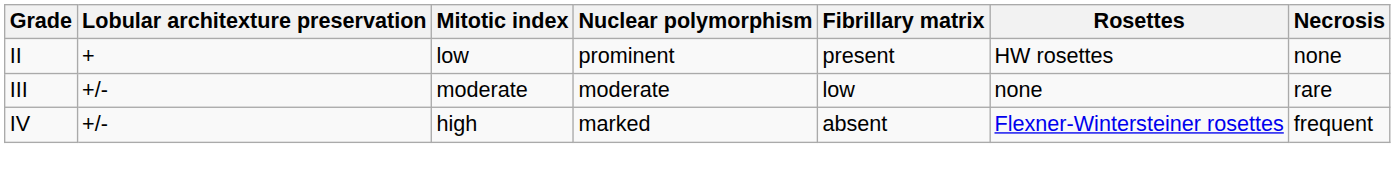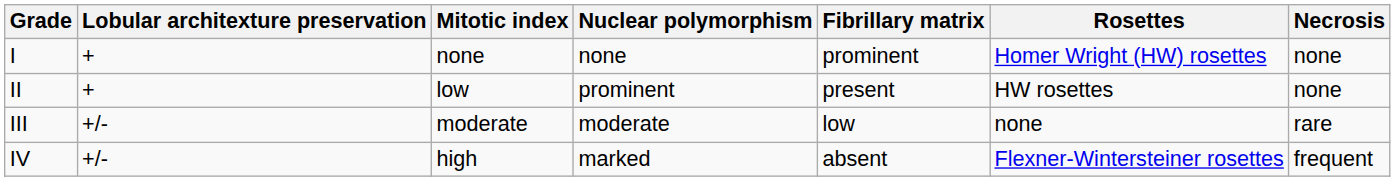+ row: (13, 55)
